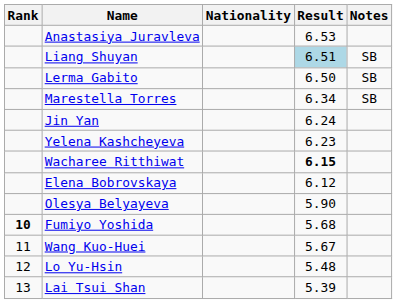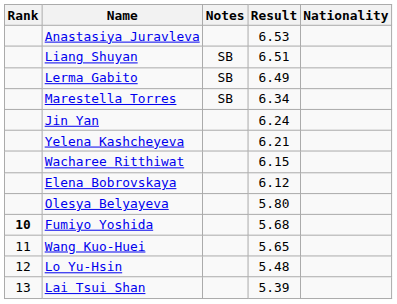columns swapped: (248, 15) <-> (369, 15)
(320, 57) lightblue background -> (274, 57) no background
(320, 78) 6.50 -> (274, 78) 6.49
(320, 141) 6.23 -> (274, 141) 6.21
(320, 162) bold -> (274, 162) normal
(320, 204) 5.90 -> (274, 204) 5.80
(320, 246) 5.67 -> (274, 246) 5.65
